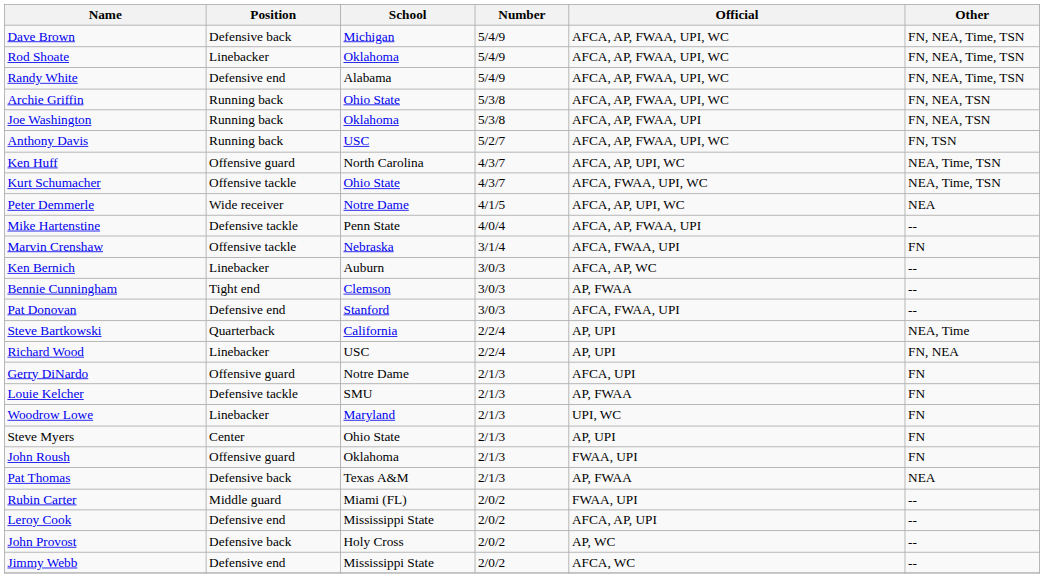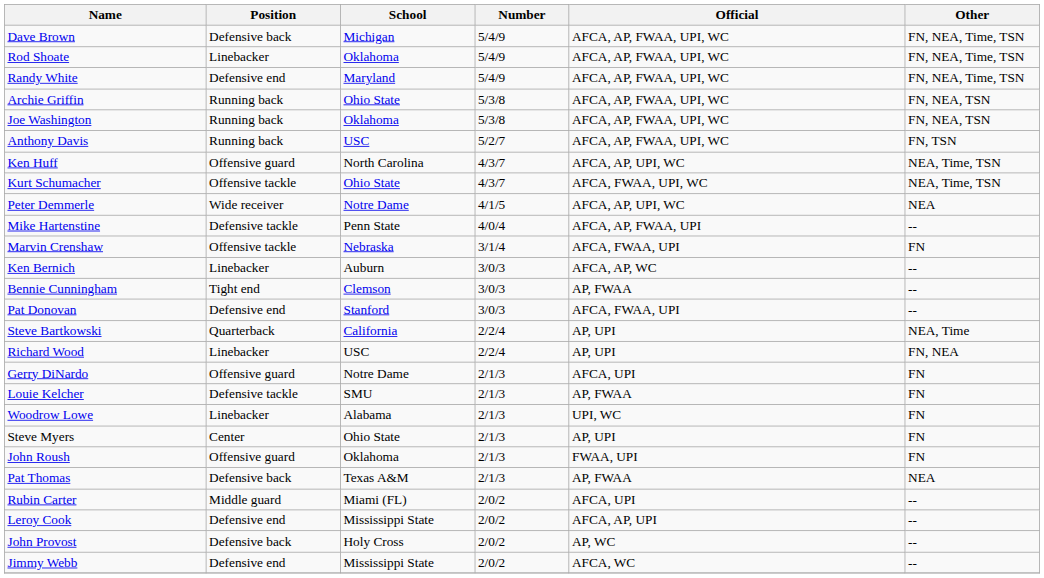(367, 78) Alabama -> (369, 78) Maryland
(637, 120) AFCA, AP, FWAA, UPI -> (650, 120) AFCA, AP, FWAA, UPI, WC
(369, 415) Maryland -> (367, 415) Alabama
(605, 499) FWAA, UPI -> (604, 499) AFCA, UPI
